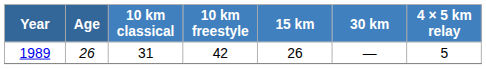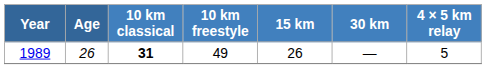(146, 53) normal -> (146, 53) bold
(220, 53) 42 -> (220, 53) 49
